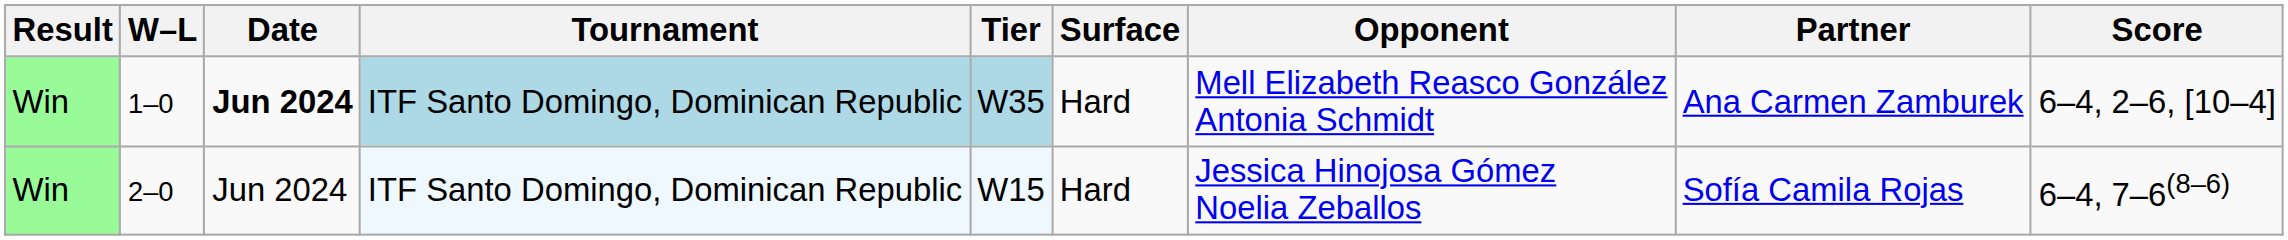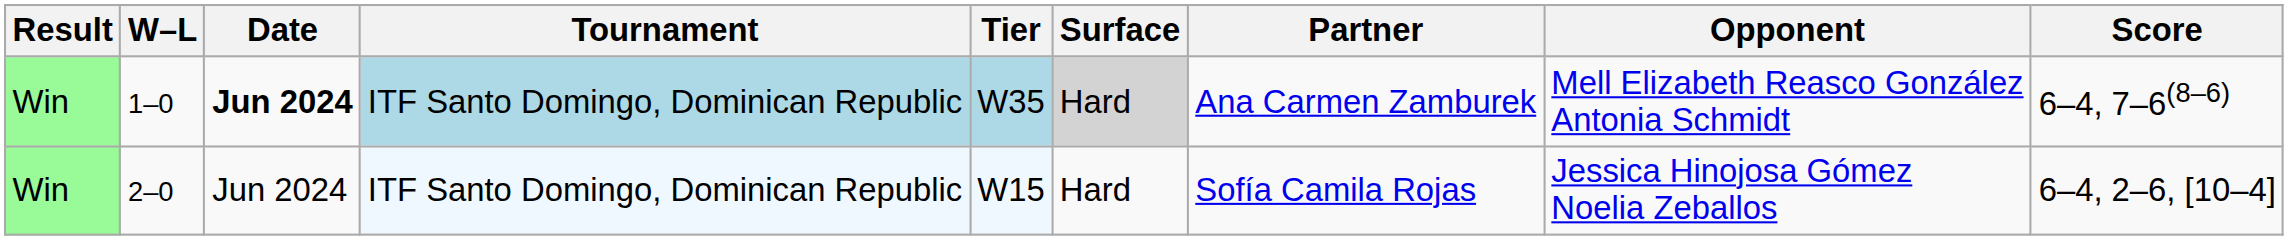columns swapped: (1853, 30) <-> (1431, 30)
(1095, 100) no background -> (1095, 100) lightgrey background
(2157, 100) 6–4, 2–6, [10–4] -> (2134, 100) 6–4, 7–6(8–6)
(2134, 189) 6–4, 7–6(8–6) -> (2157, 189) 6–4, 2–6, [10–4]
